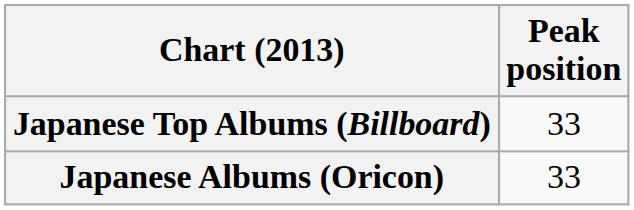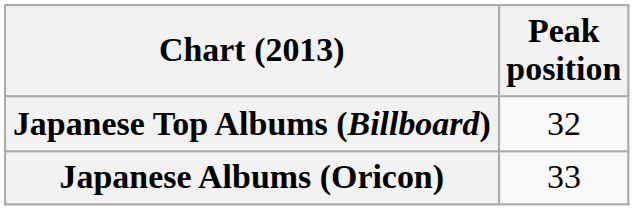(564, 123) 33 -> (564, 123) 32
